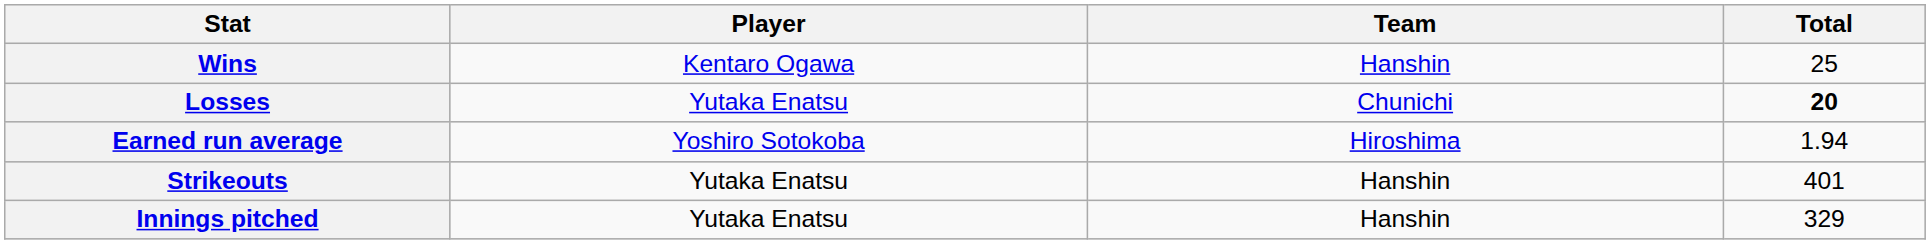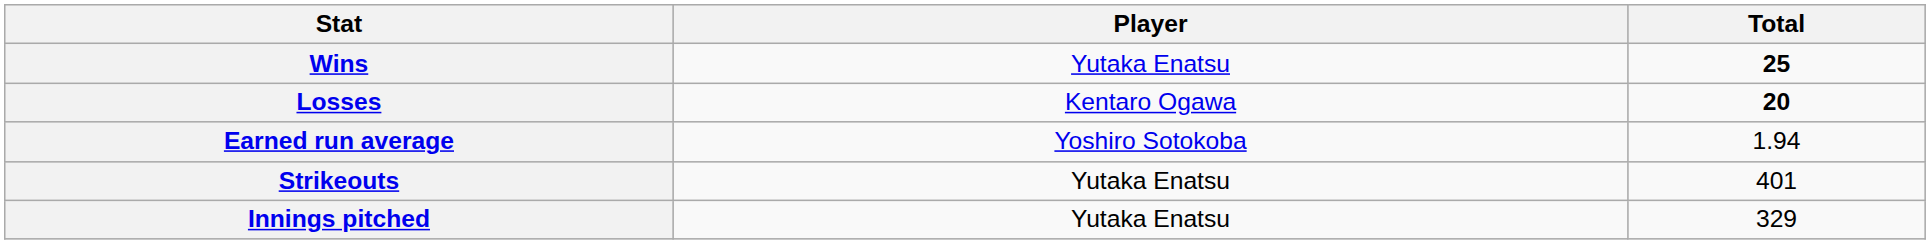- column: (1405, 24)
(769, 63) Kentaro Ogawa -> (1151, 63) Yutaka Enatsu
(1824, 63) normal -> (1777, 63) bold
(769, 102) Yutaka Enatsu -> (1151, 102) Kentaro Ogawa
